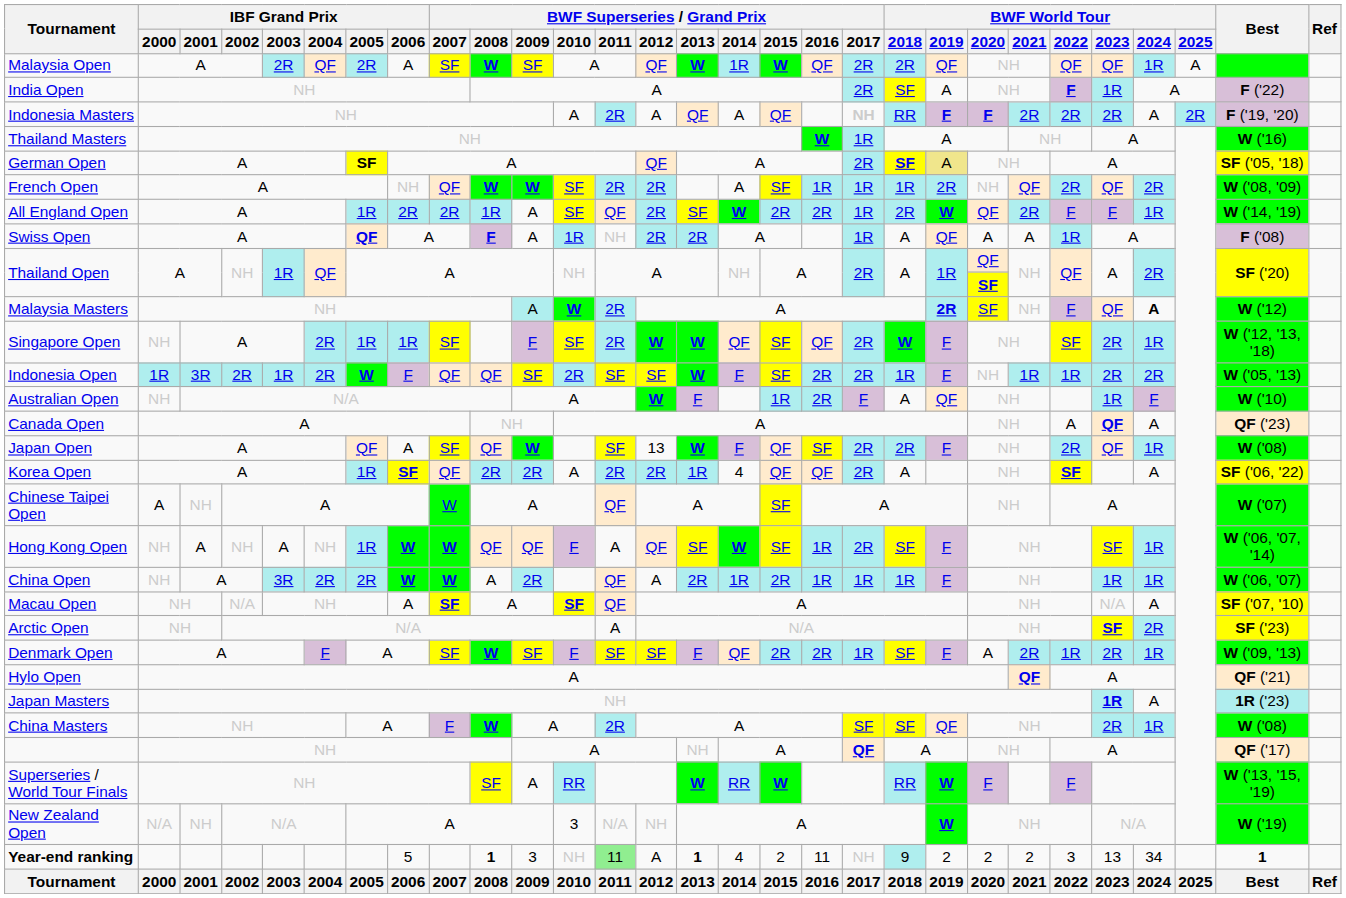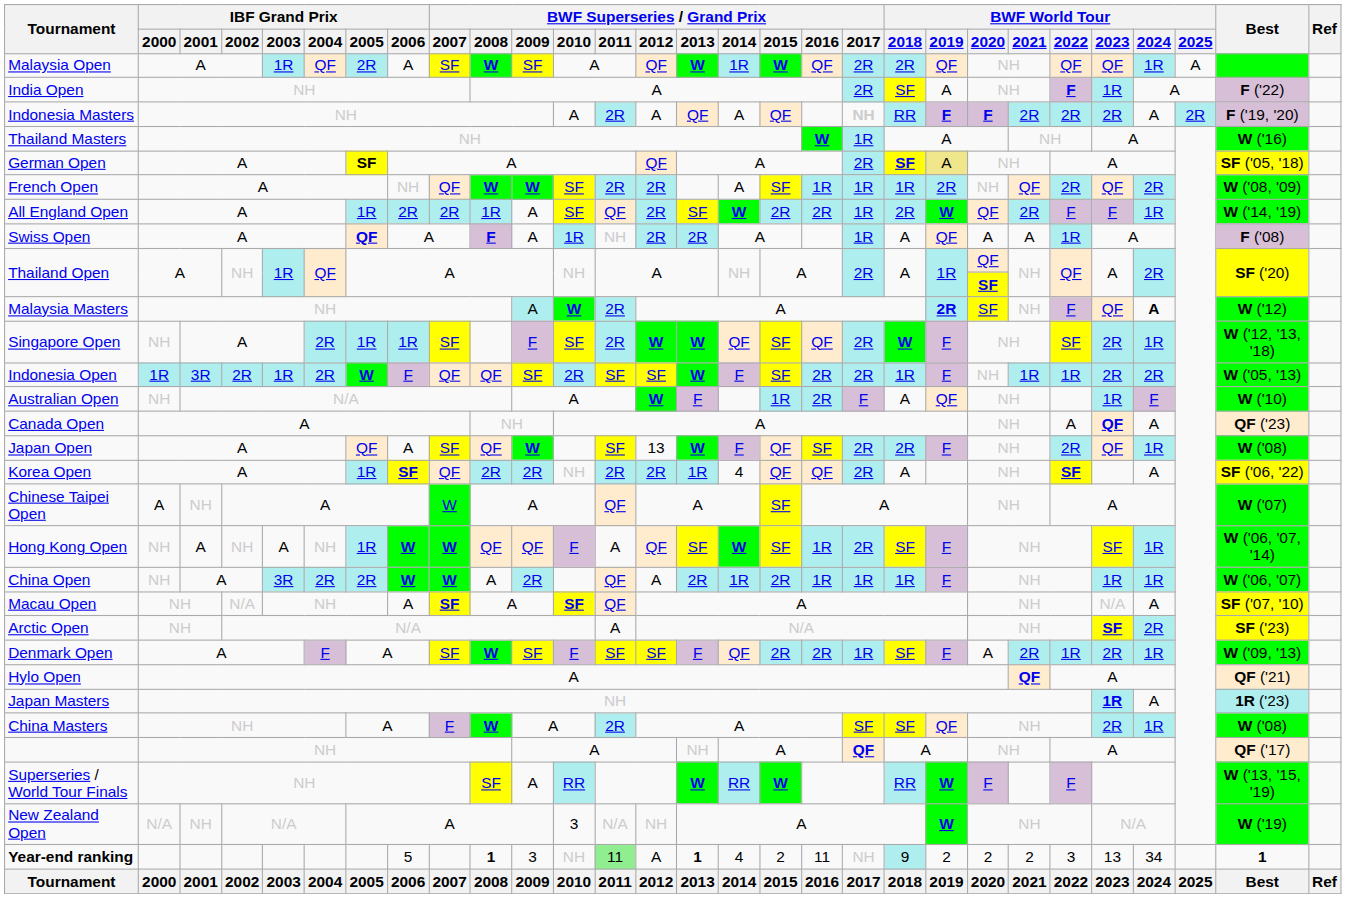(284, 66) 2R -> (284, 66) 1R
(574, 472) A -> (574, 472) NH
